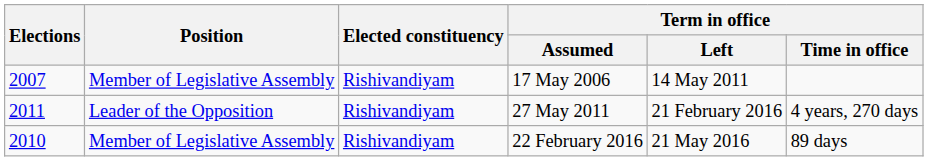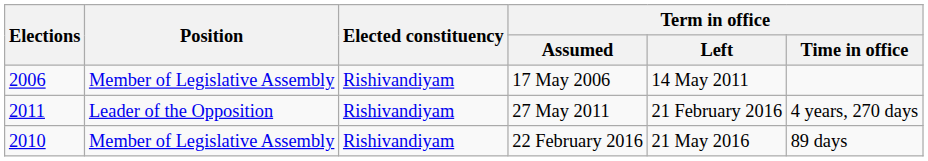(27, 80) 2007 -> (27, 80) 2006
